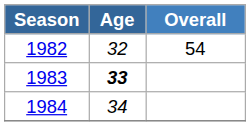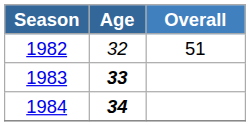(195, 48) 54 -> (195, 48) 51
(117, 107) normal -> (117, 107) bold
